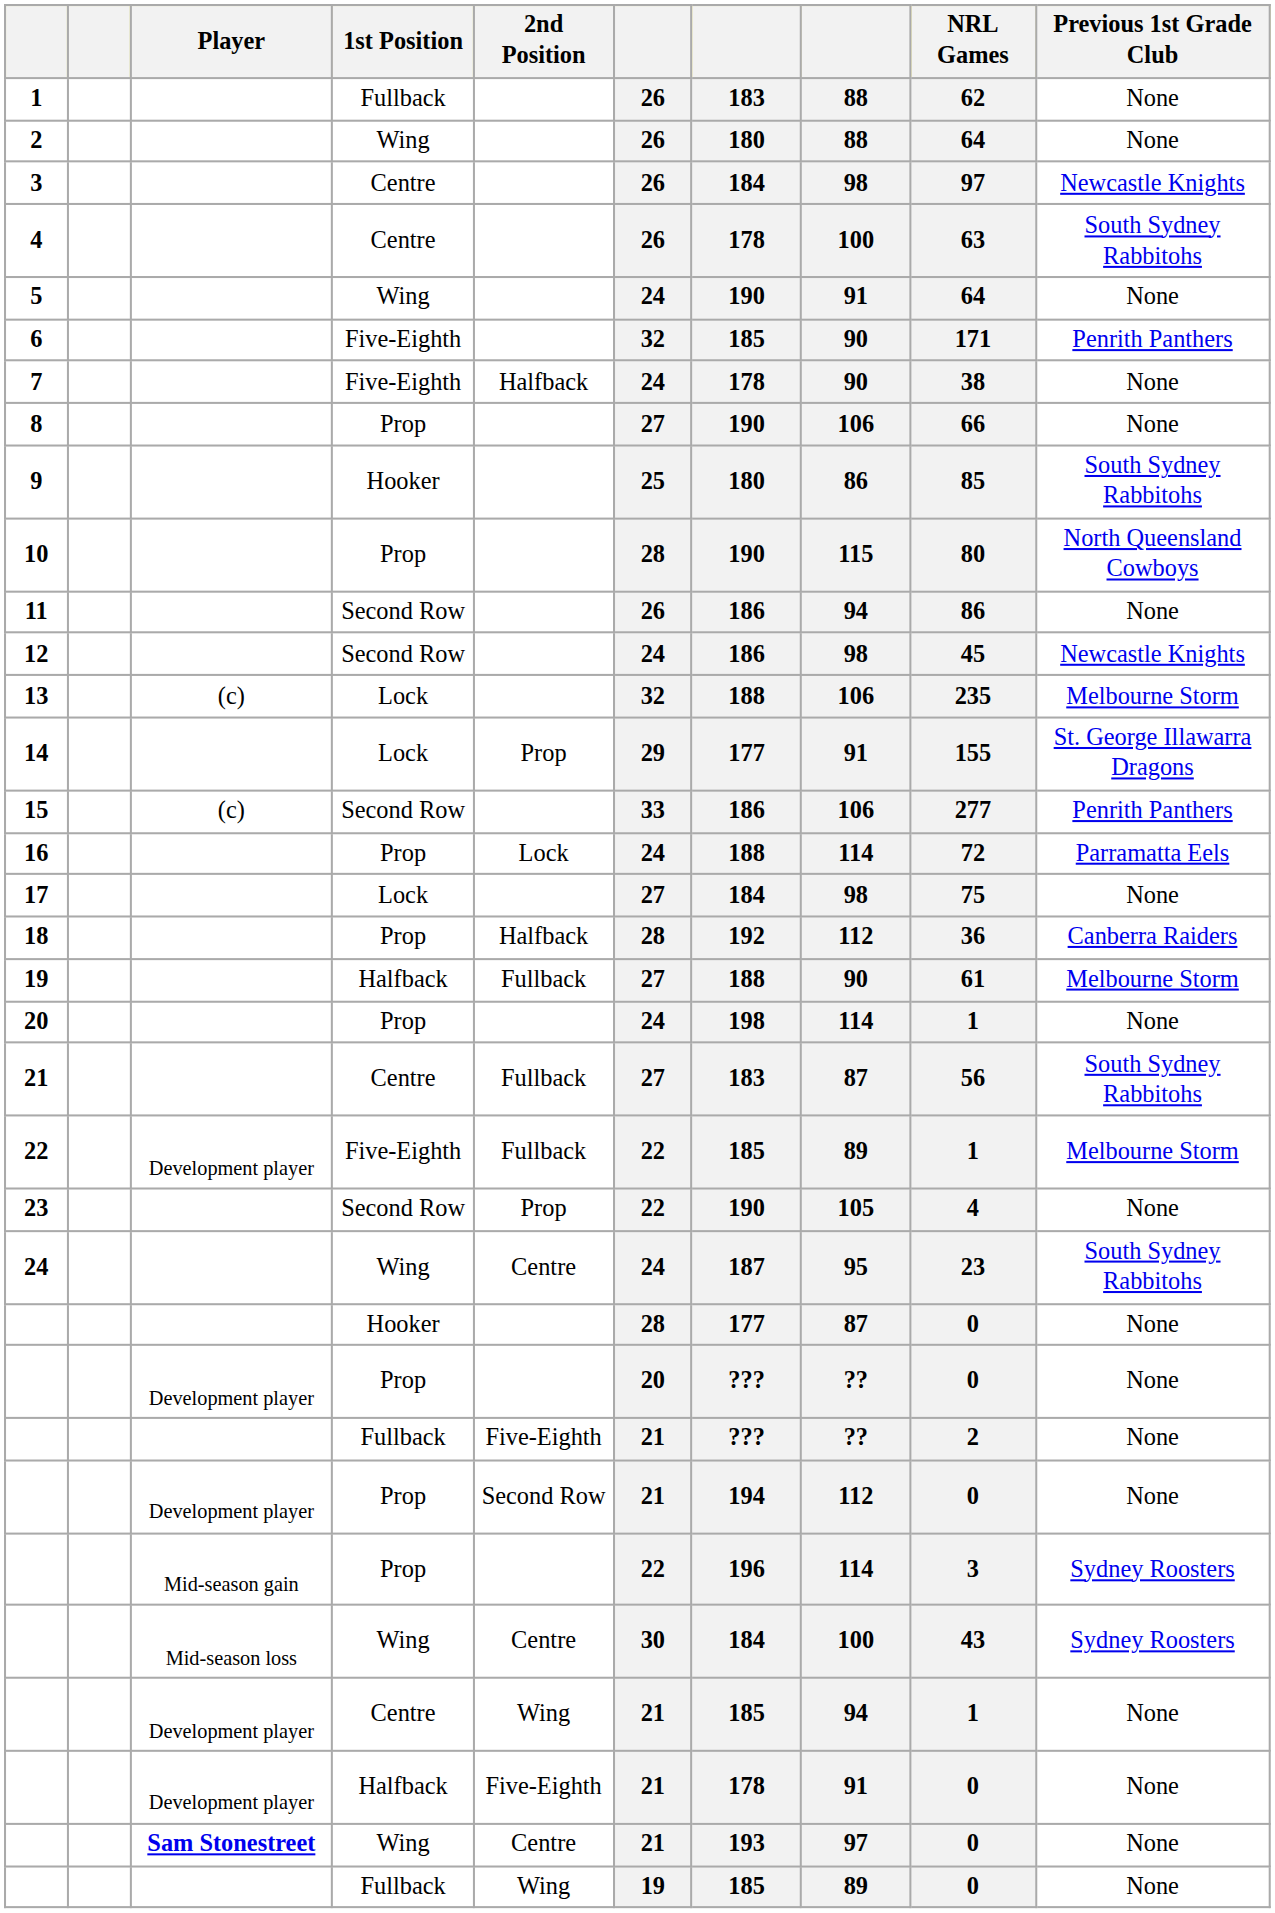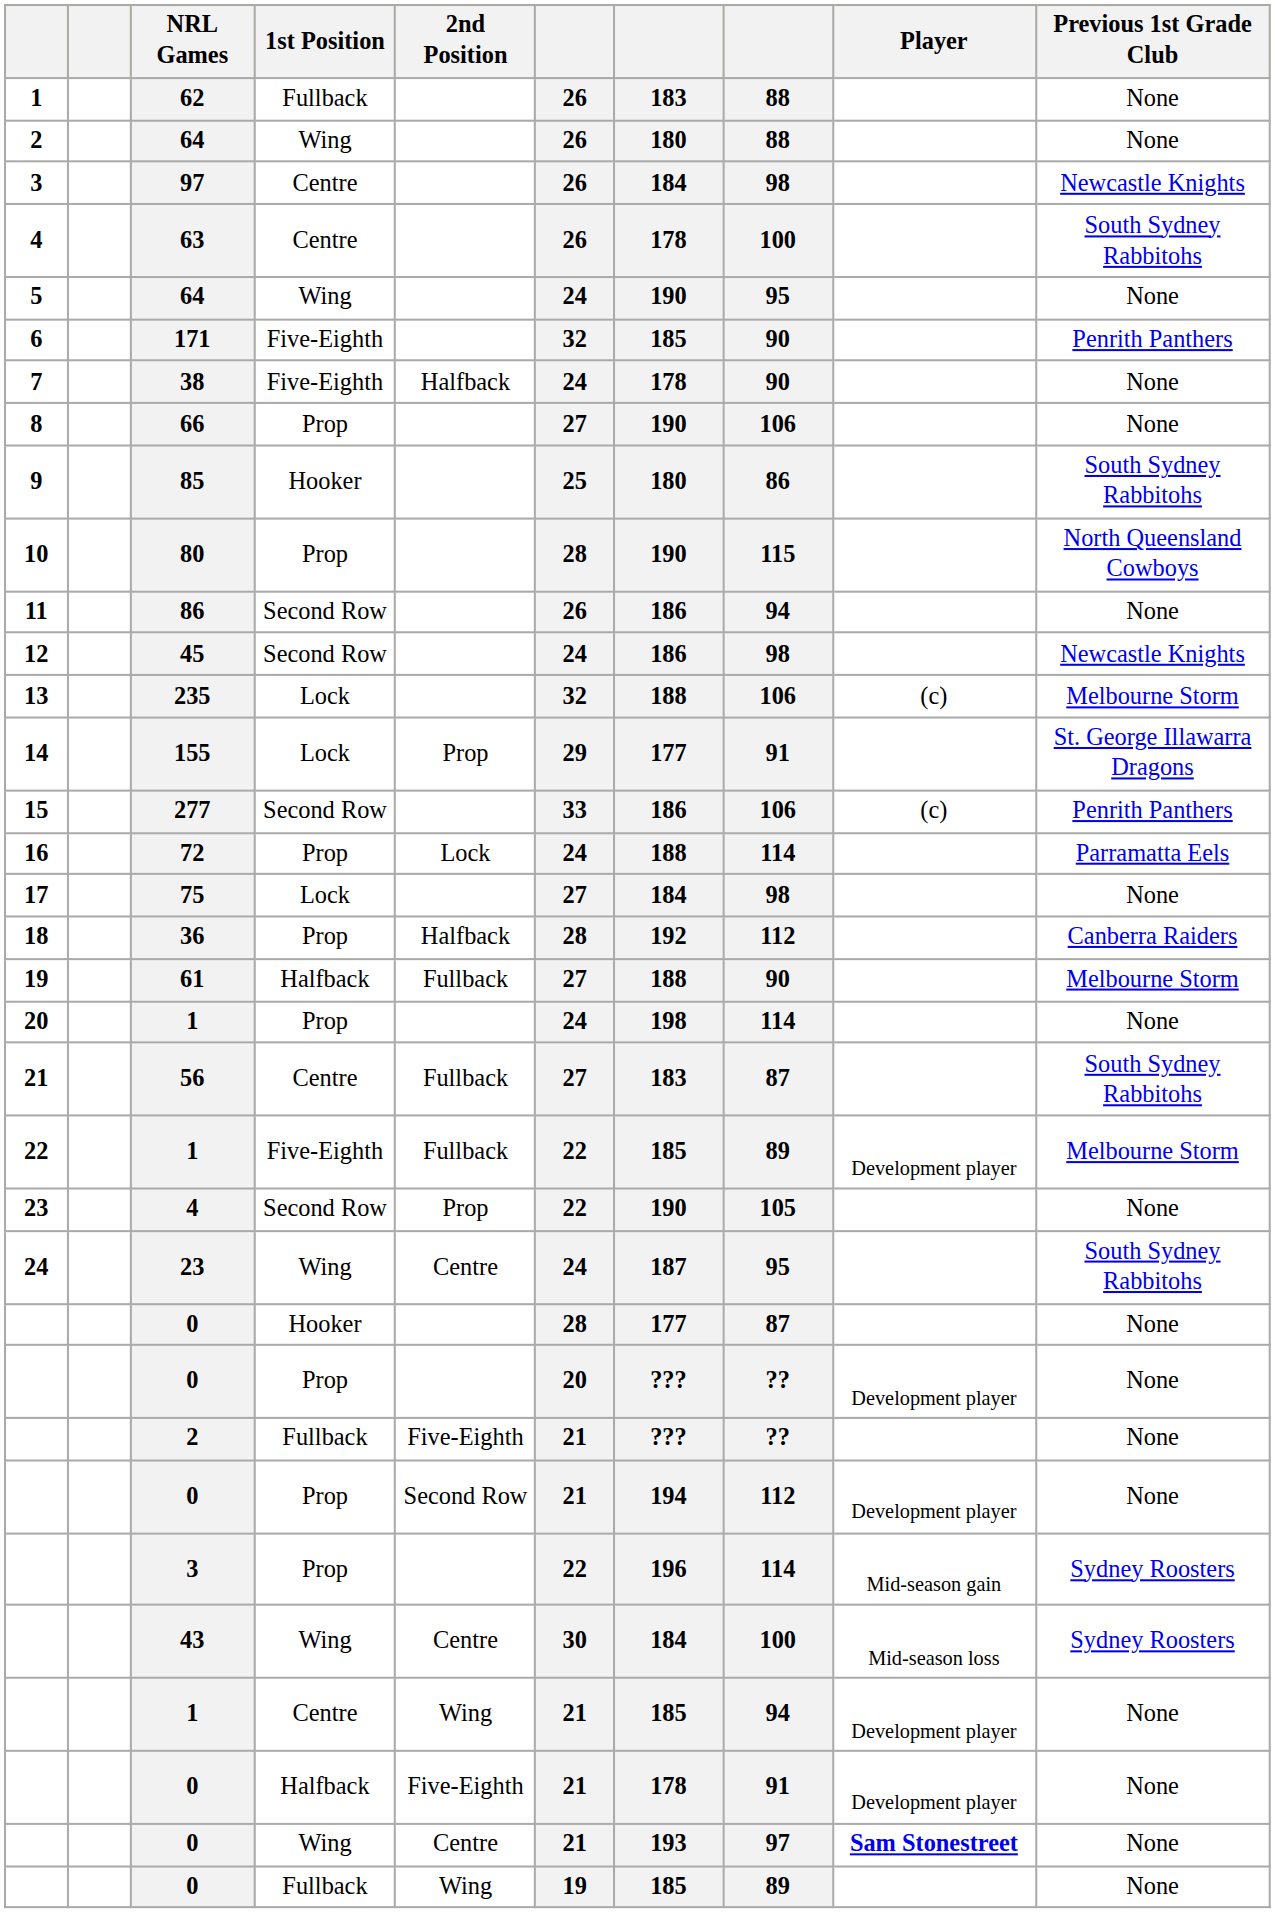columns swapped: (231, 40) <-> (973, 40)
(856, 297) 91 -> (778, 297) 95
